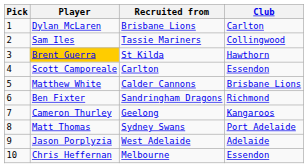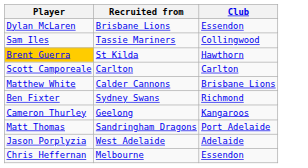- column: (17, 12)
(245, 26) Carlton -> (222, 26) Essendon
(248, 69) Essendon -> (220, 69) Carlton
(172, 98) Sandringham Dragons -> (128, 98) Sydney Swans
(153, 127) Sydney Swans -> (146, 127) Sandringham Dragons
